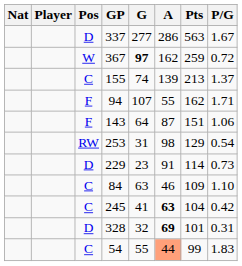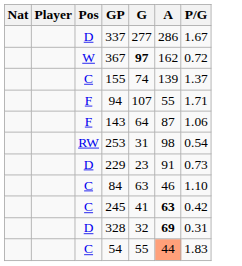- column: (194, 15)
